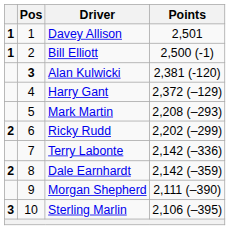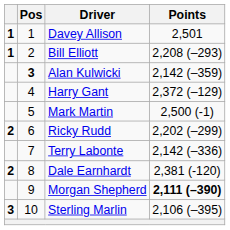(187, 53) 2,500 (-1) -> (187, 53) 2,208 (–293)
(187, 73) 2,381 (-120) -> (187, 73) 2,142 (–359)
(187, 112) 2,208 (–293) -> (187, 112) 2,500 (-1)
(187, 170) 2,142 (–359) -> (187, 170) 2,381 (-120)
(187, 190) normal -> (187, 190) bold
